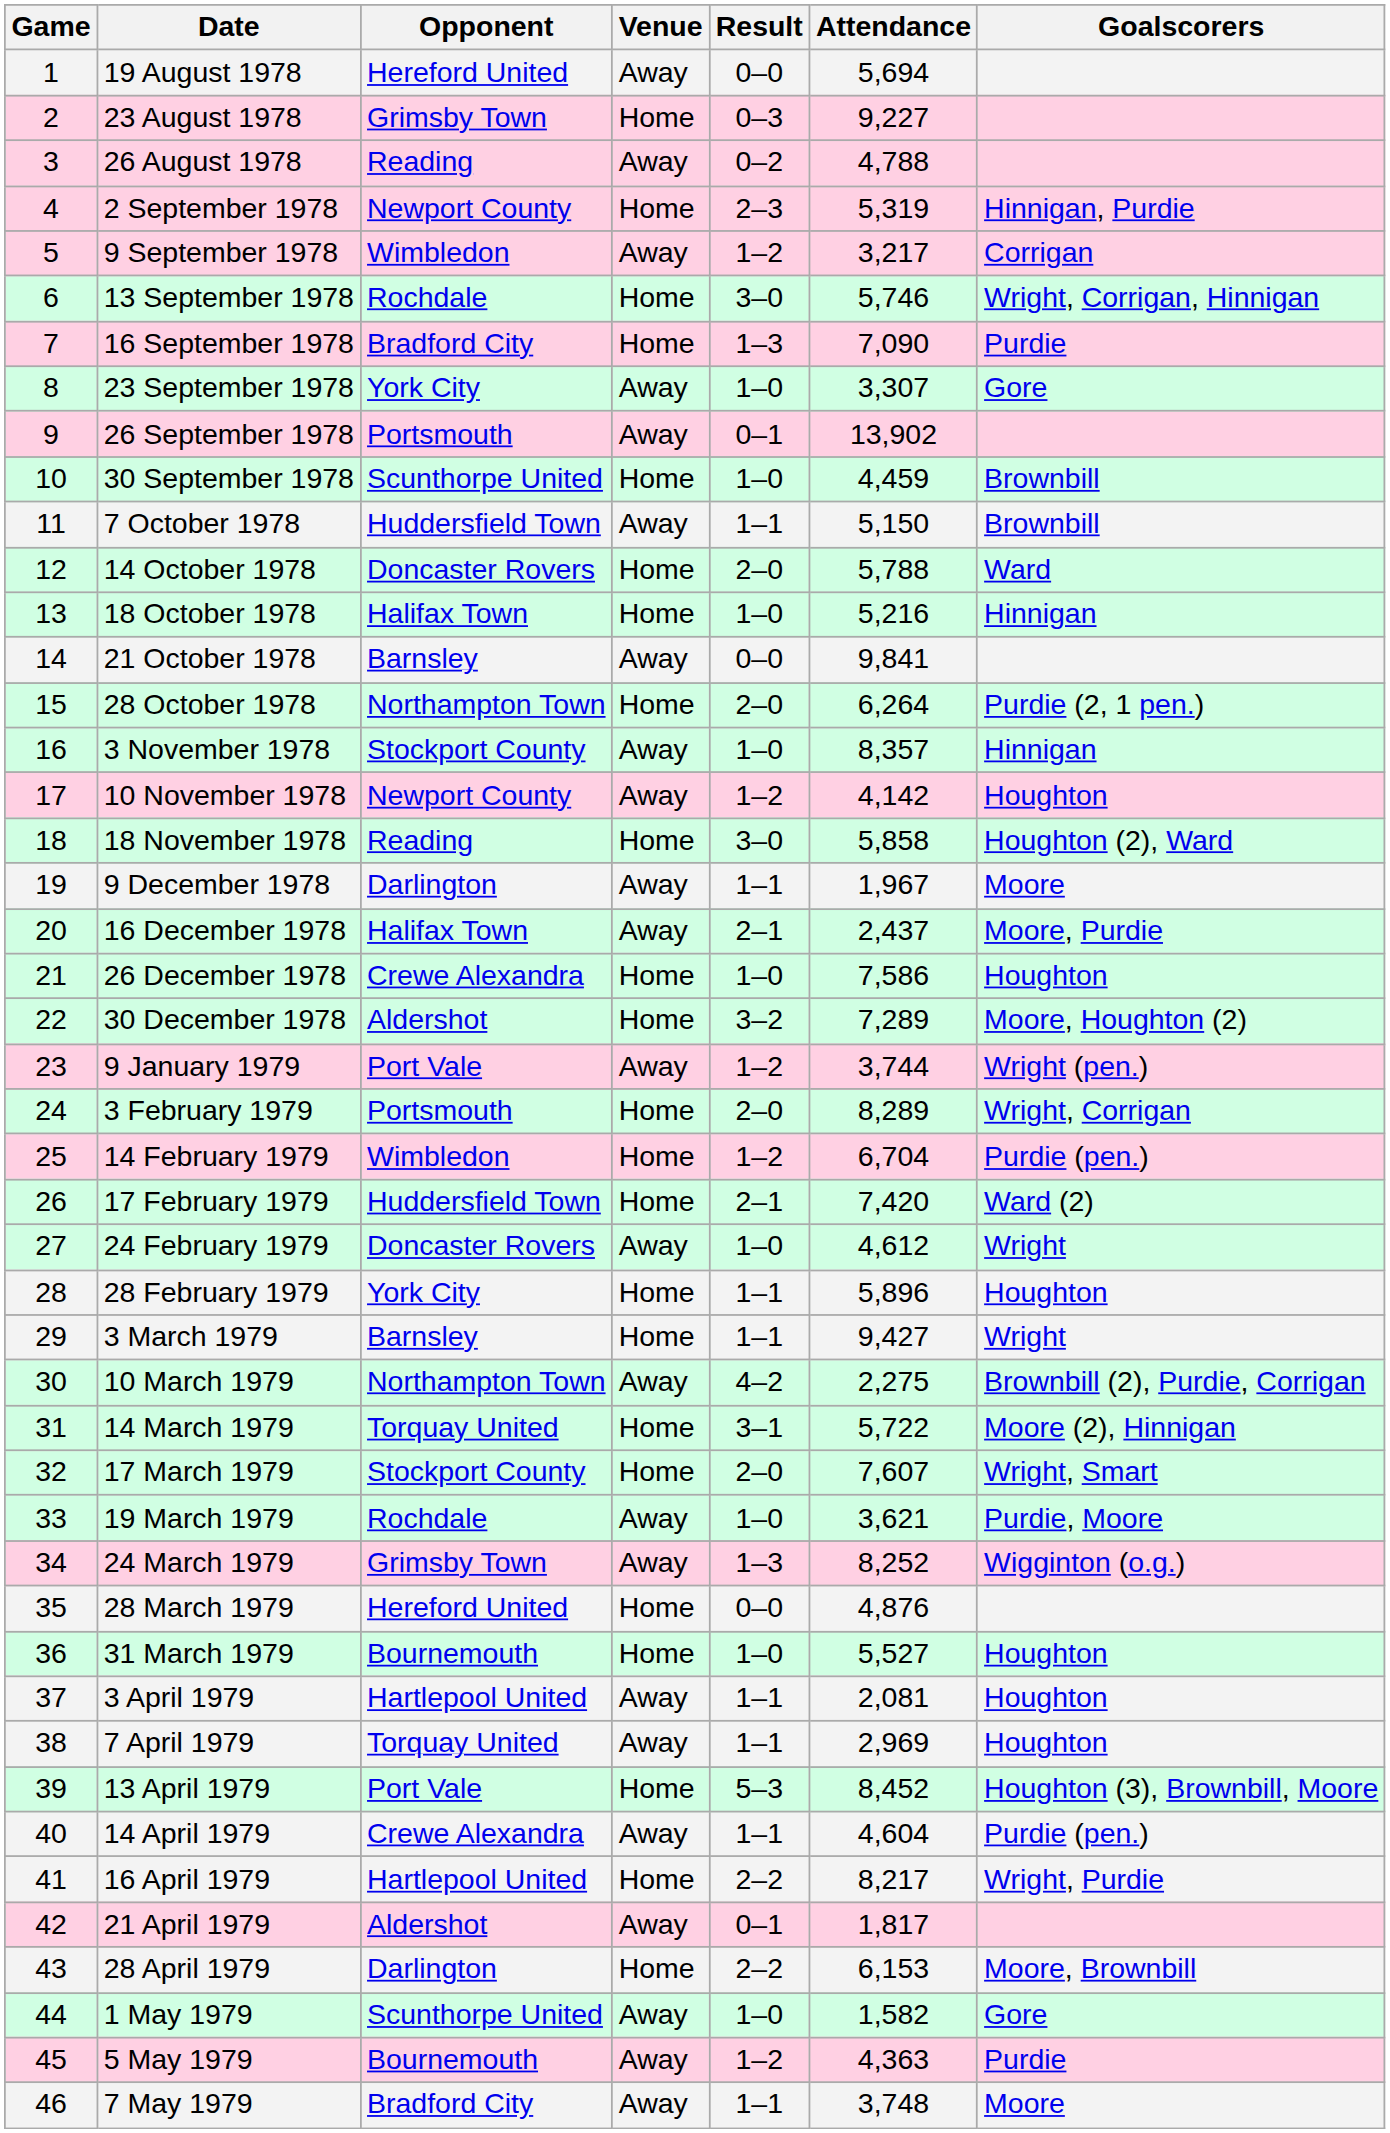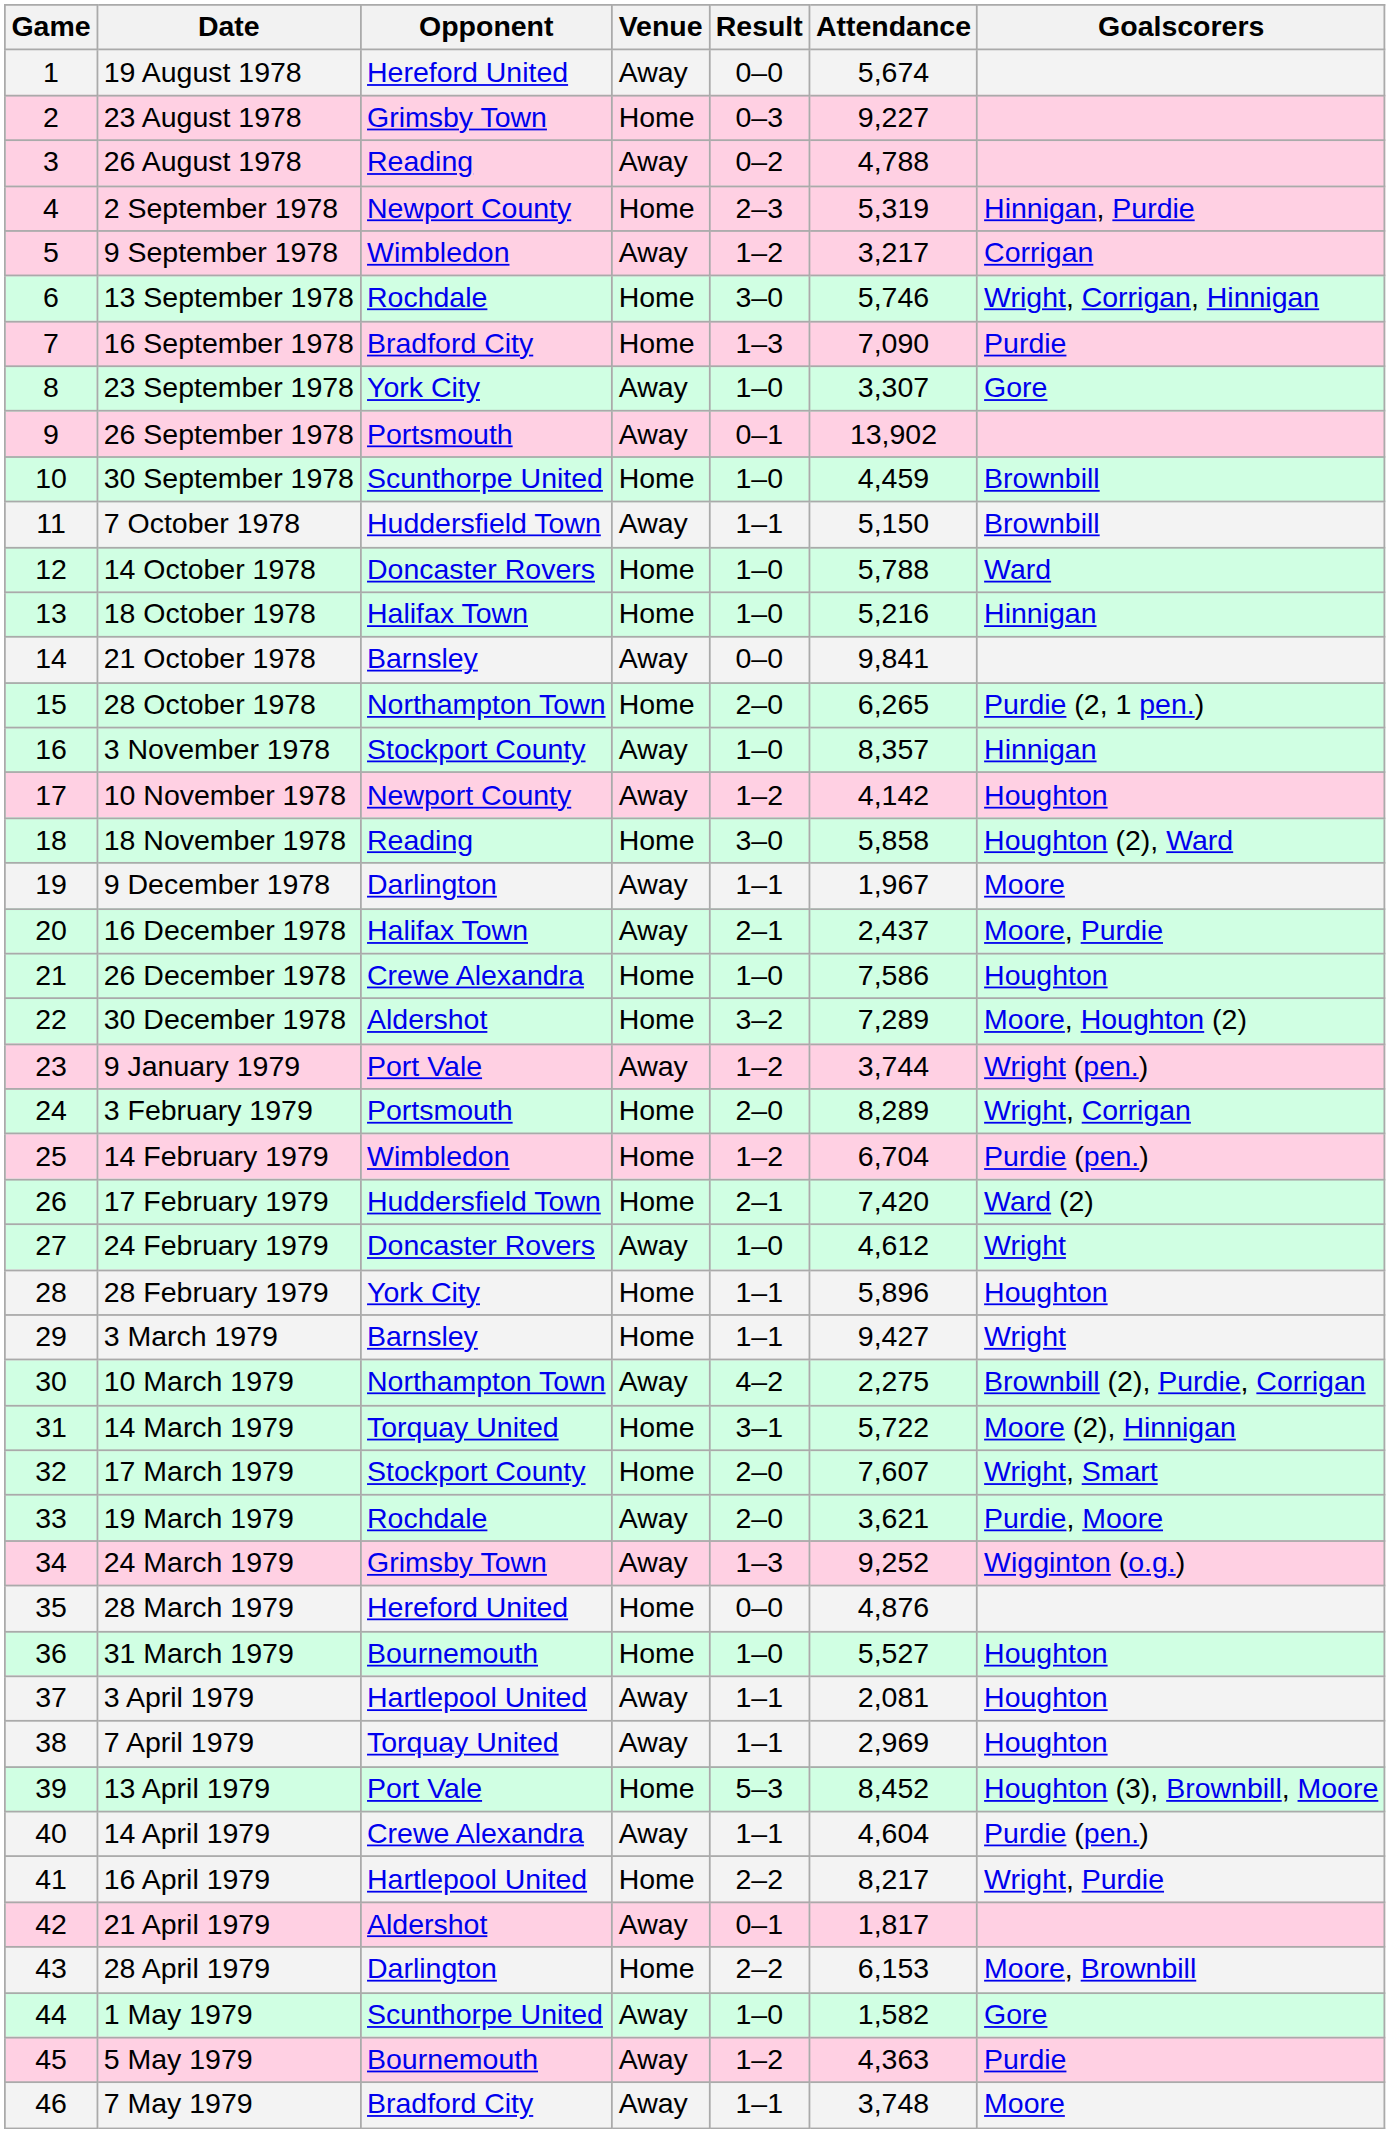(893, 72) 5,694 -> (893, 72) 5,674
(759, 569) 2–0 -> (759, 569) 1–0
(893, 704) 6,264 -> (893, 704) 6,265
(759, 1517) 1–0 -> (759, 1517) 2–0
(893, 1562) 8,252 -> (893, 1562) 9,252
